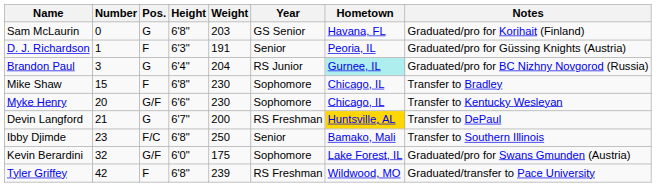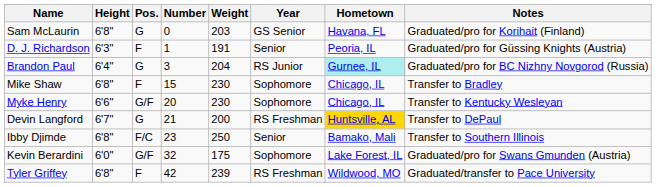columns swapped: (116, 13) <-> (189, 13)
